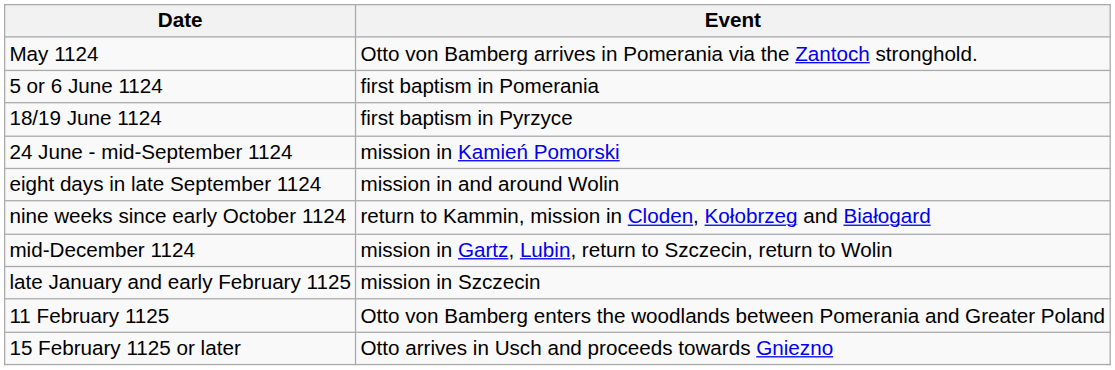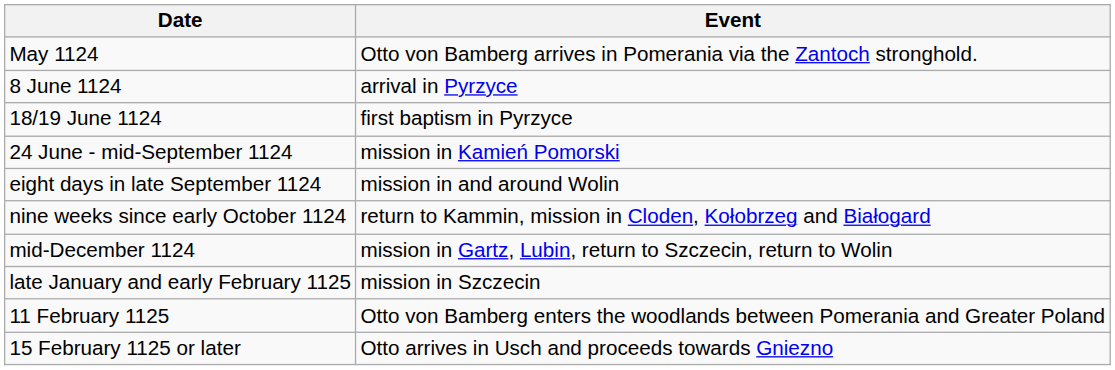- row: (86, 86)
+ row: (65, 86)
